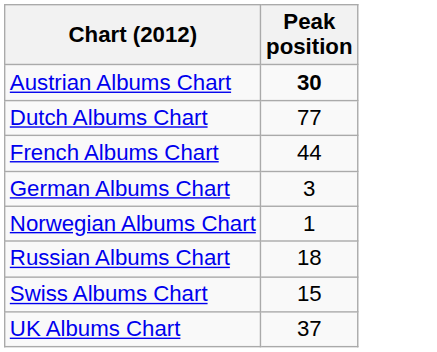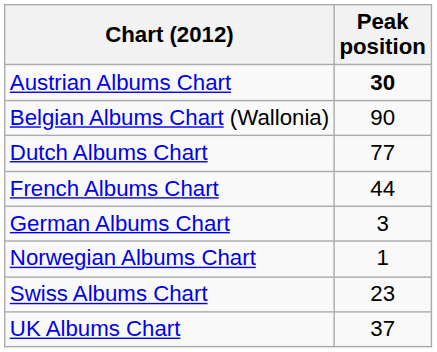+ row: (169, 117)
- row: (120, 258)
(309, 294) 15 -> (383, 294) 23
